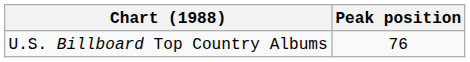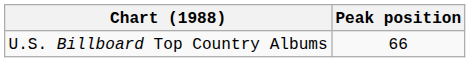(398, 44) 76 -> (398, 44) 66
